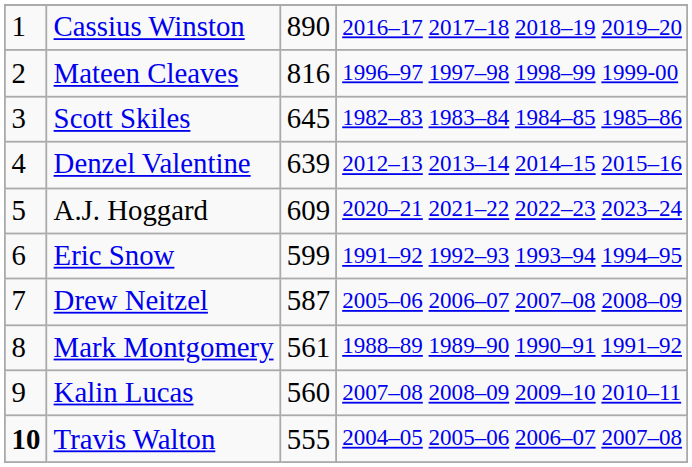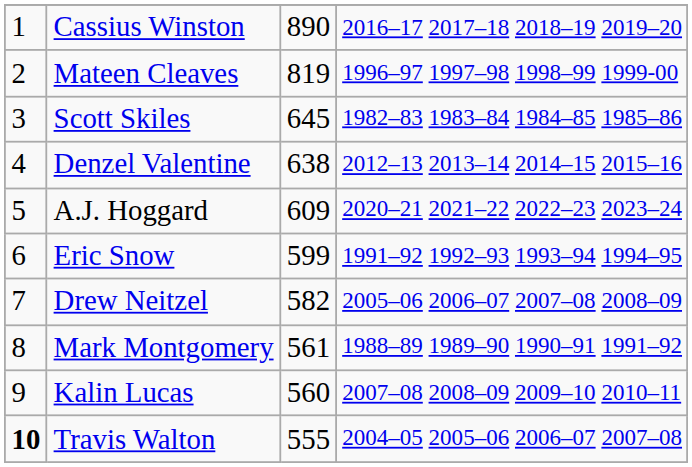(308, 73) 816 -> (308, 73) 819
(308, 164) 639 -> (308, 164) 638
(308, 301) 587 -> (308, 301) 582
